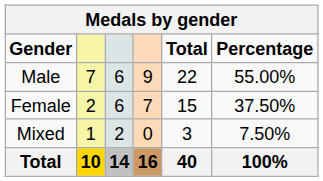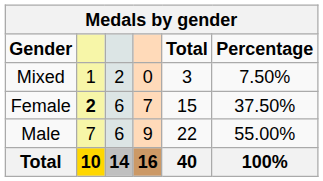rows swapped: (41, 77) <-> (41, 134)
(91, 105) normal -> (91, 105) bold
